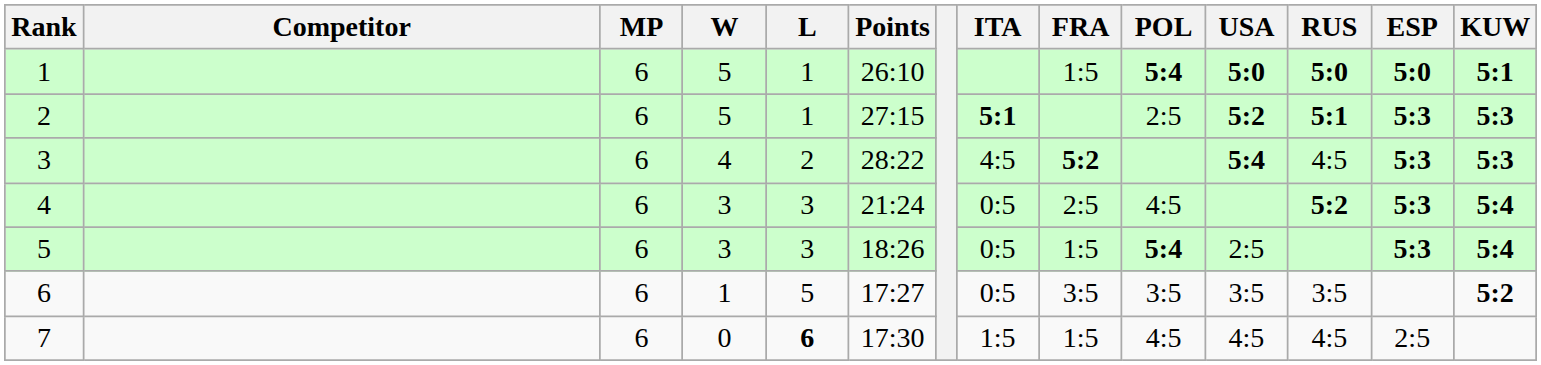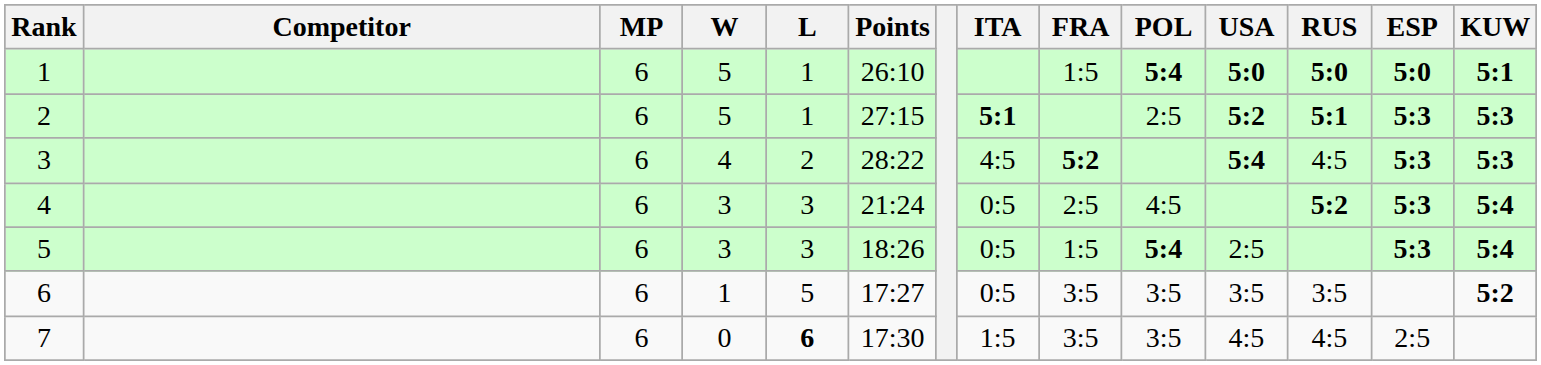(1081, 337) 1:5 -> (1081, 337) 3:5
(1164, 337) 4:5 -> (1164, 337) 3:5
